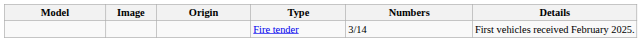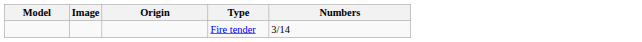- column: (555, 12)
